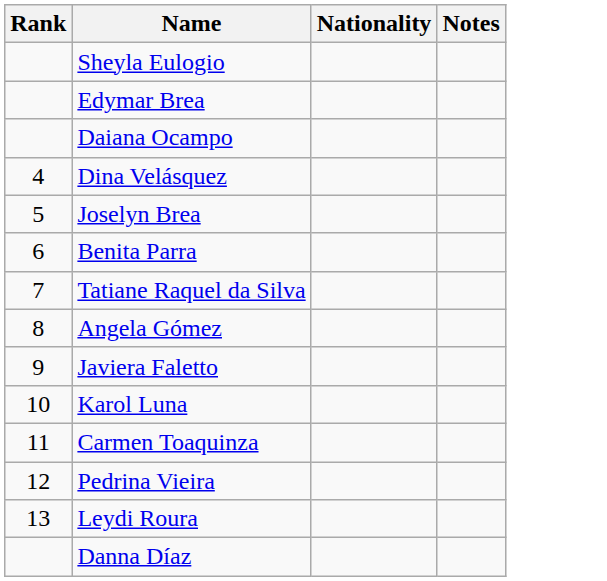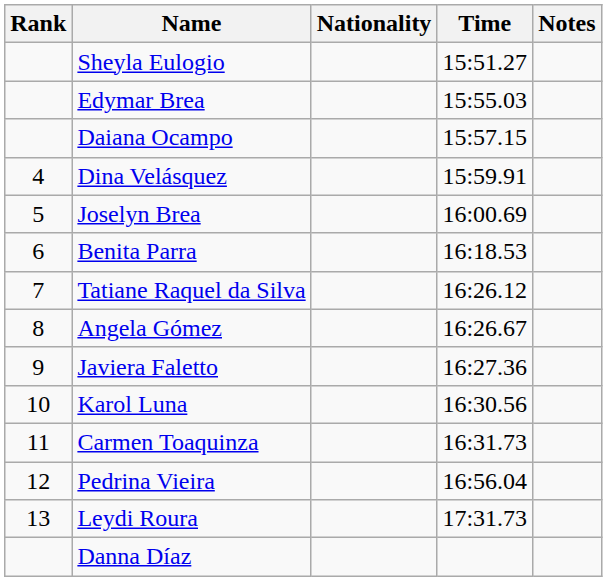+ column: (485, 23)
